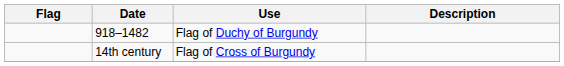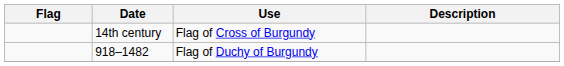rows swapped: (122, 33) <-> (128, 52)
